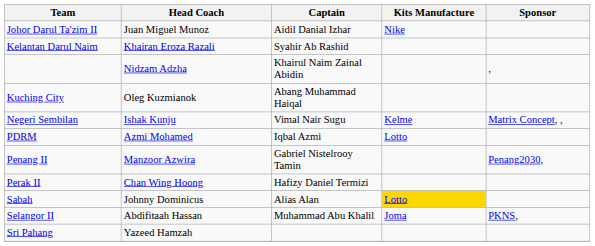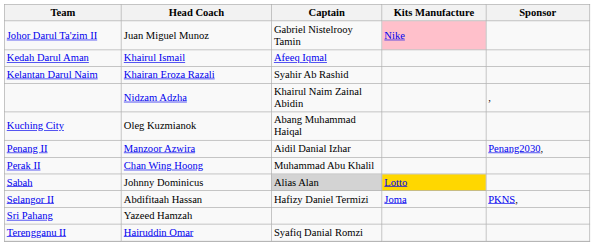(312, 29) Aidil Danial Izhar -> (313, 35) Gabriel Nistelrooy Tamin
(395, 29) no background -> (395, 35) pink background
+ row: (48, 58)
- row: (42, 120)
- row: (22, 137)
(313, 159) Gabriel Nistelrooy Tamin -> (312, 148) Aidil Danial Izhar
(321, 182) Hafizy Daniel Termizi -> (324, 165) Muhammad Abu Khalil
(296, 199) no background -> (296, 182) lightgrey background
(324, 215) Muhammad Abu Khalil -> (321, 199) Hafizy Daniel Termizi
+ row: (36, 232)
